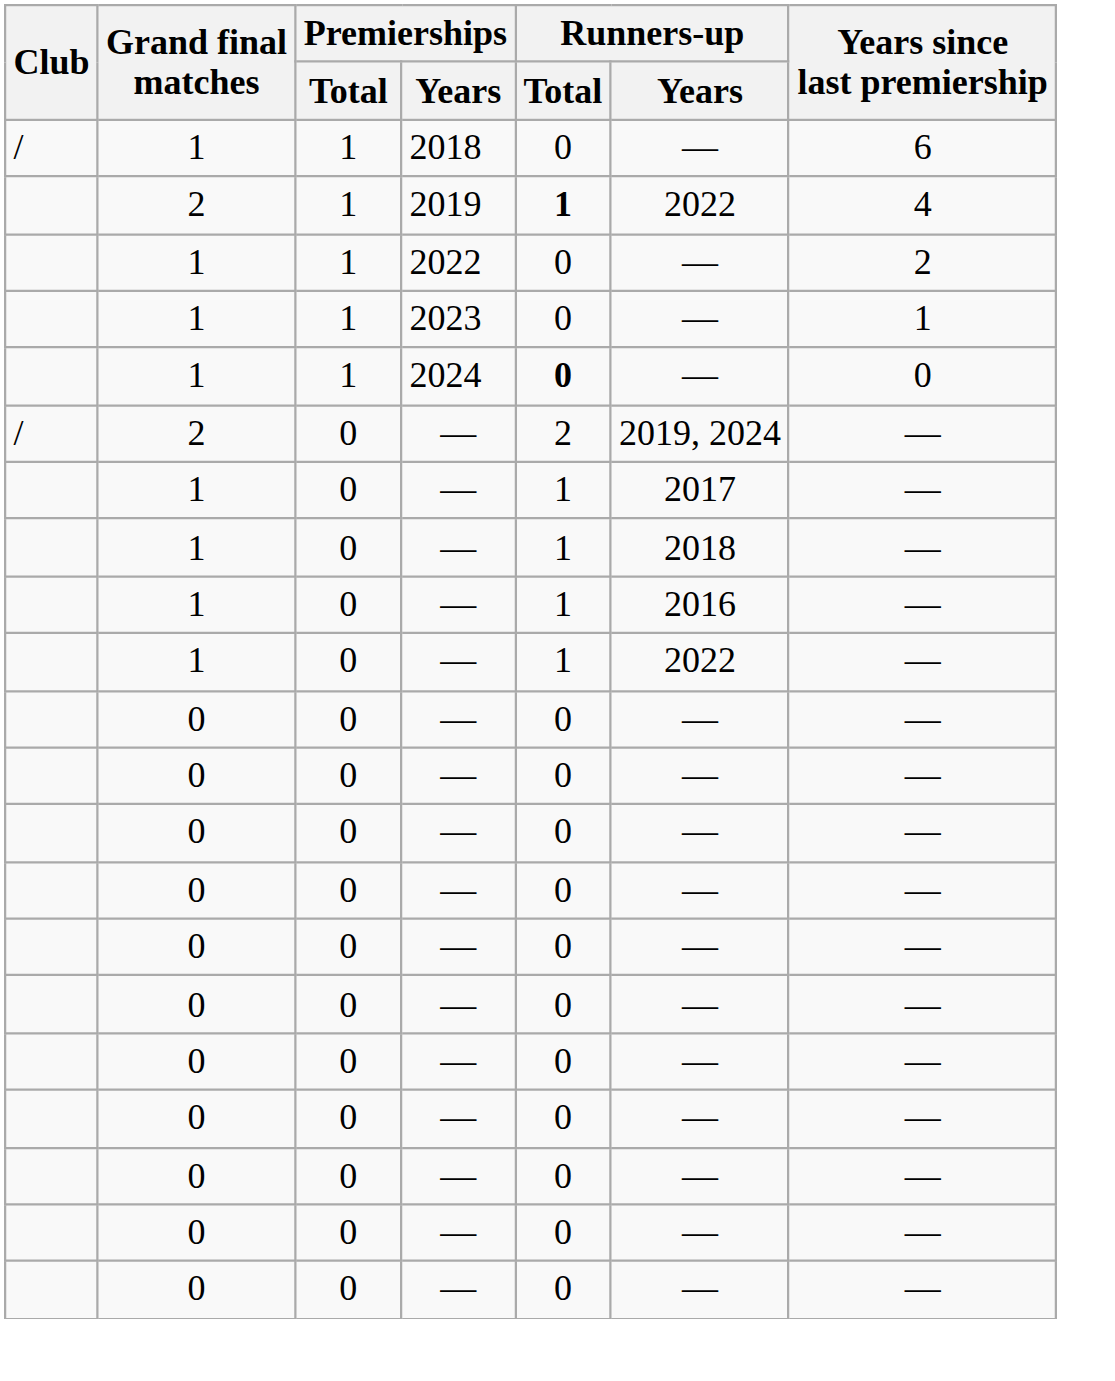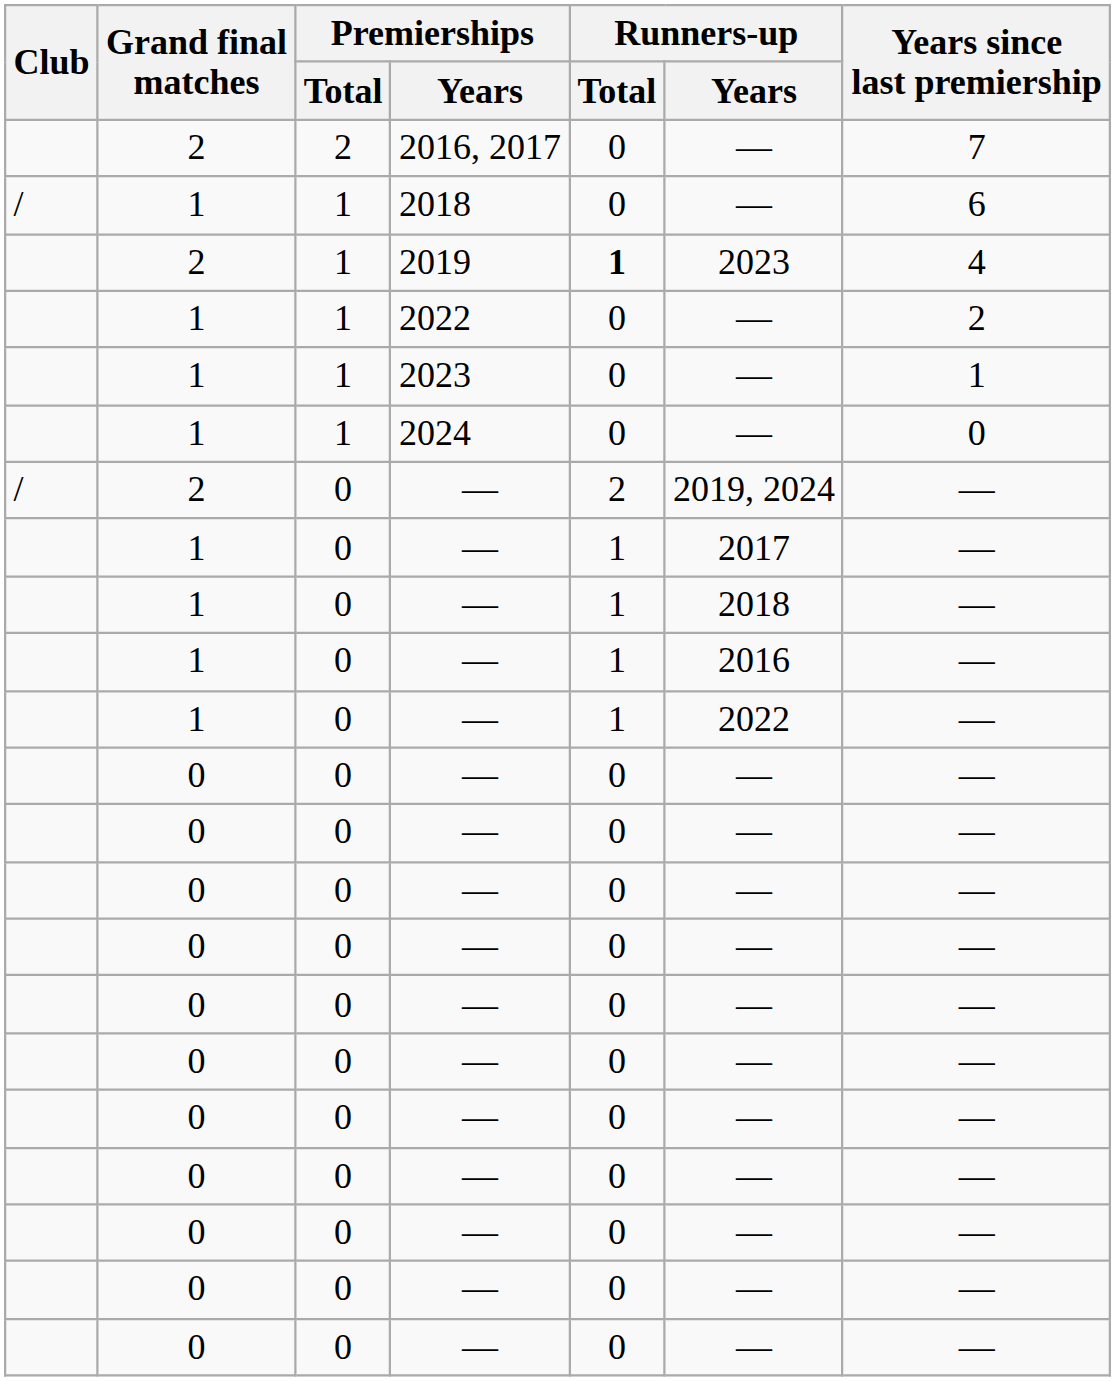+ row: (197, 147)
(700, 204) 2022 -> (754, 261) 2023
(563, 375) bold -> (617, 432) normal
